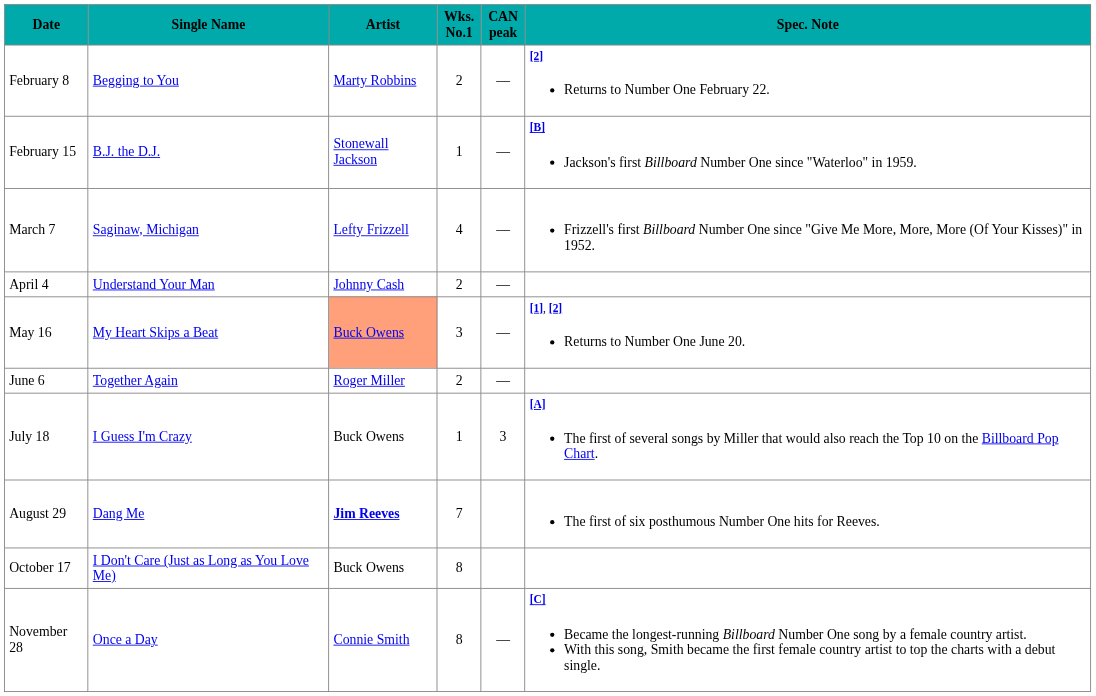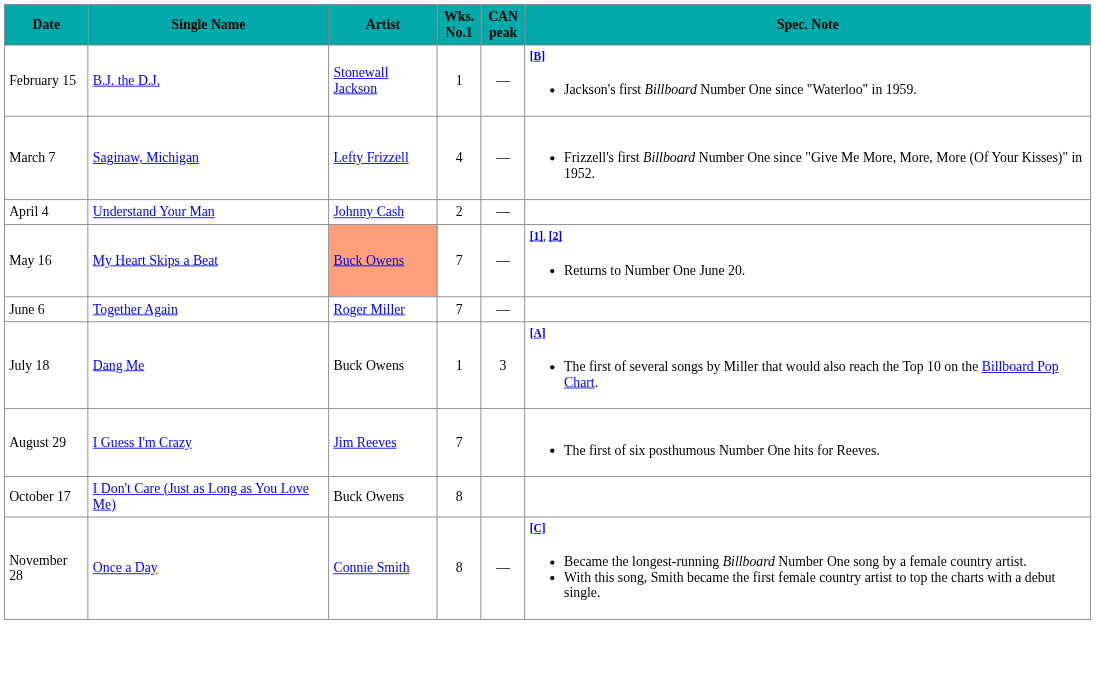- row: (39, 80)
(459, 332) 3 -> (459, 260) 7
(459, 380) 2 -> (459, 309) 7
(142, 436) I Guess I'm Crazy -> (119, 365) Dang Me
(119, 514) Dang Me -> (142, 442) I Guess I'm Crazy
(366, 514) bold -> (365, 442) normal
